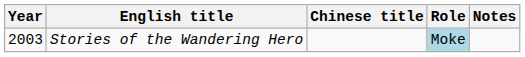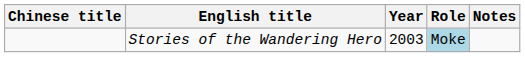columns swapped: (26, 16) <-> (367, 16)
